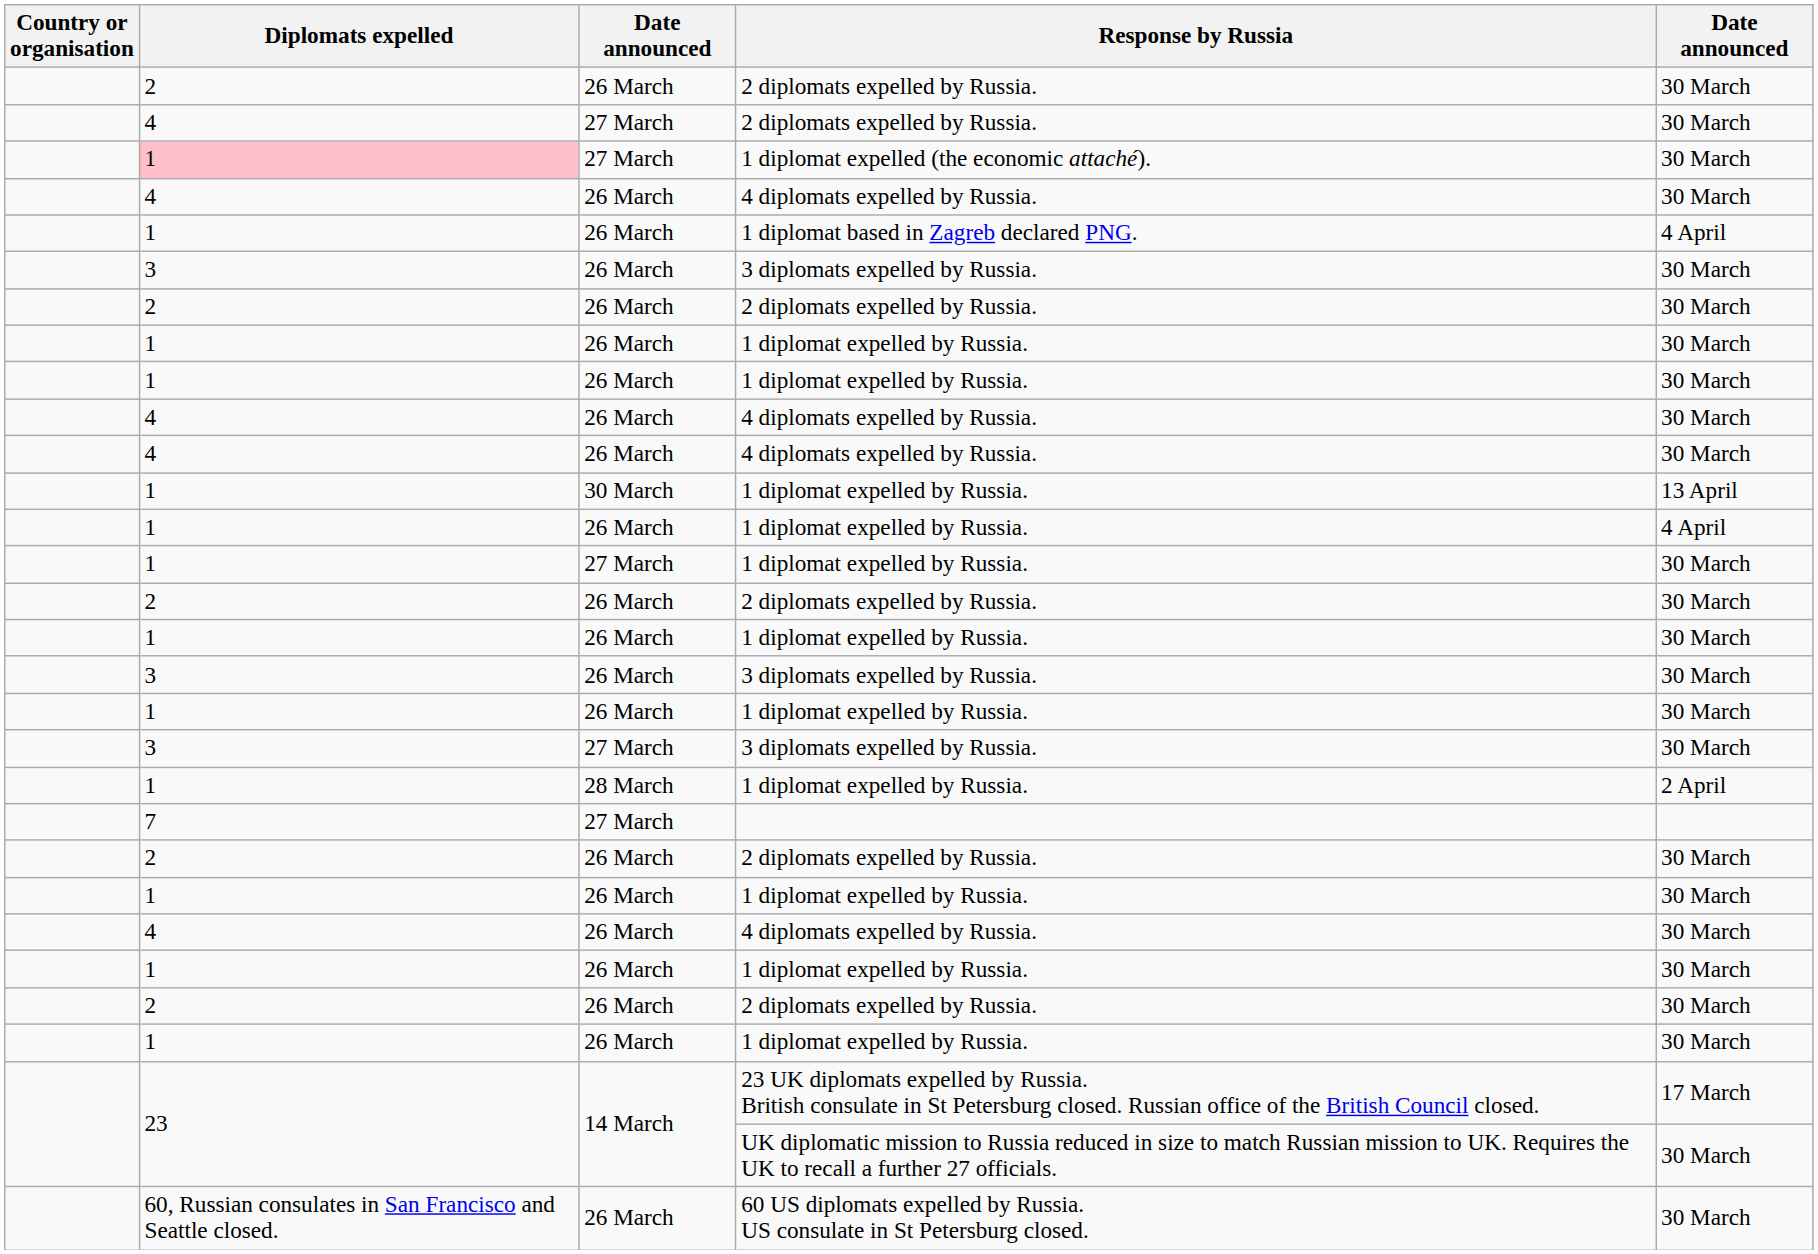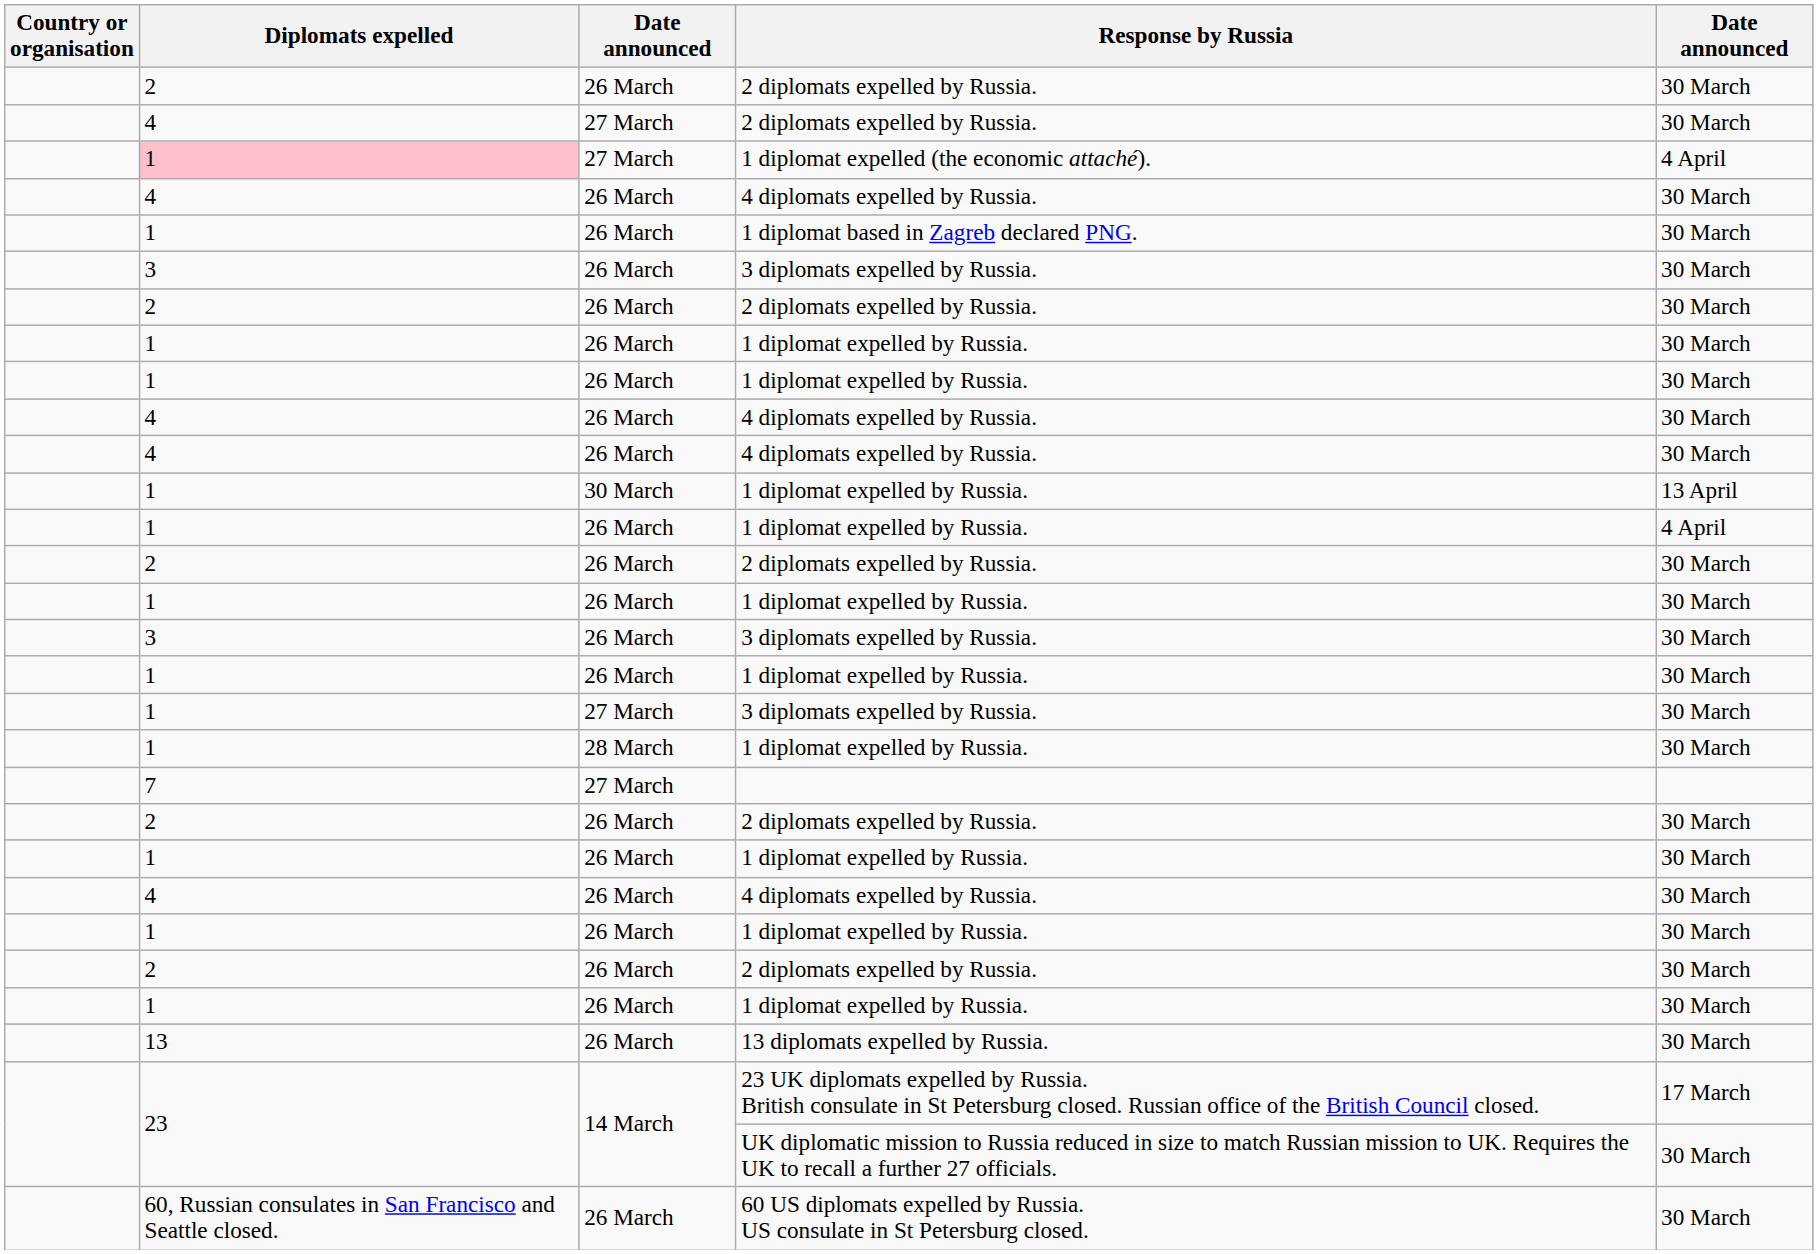(1706, 159) 30 March -> (1694, 159) 4 April
(1694, 232) 4 April -> (1706, 232) 30 March
- row: (629, 564)
(150, 748) 3 -> (150, 711) 1
(1694, 784) 2 April -> (1706, 748) 30 March
+ row: (629, 1042)
